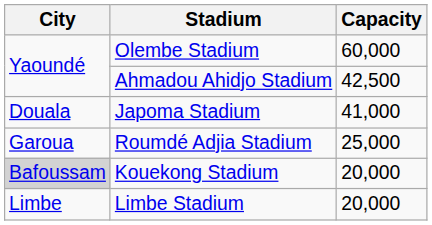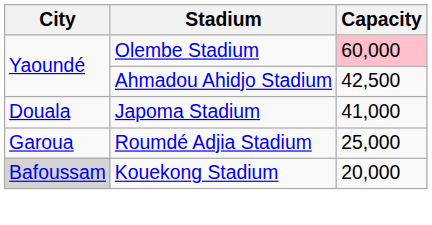(371, 50) no background -> (371, 50) pink background
- row: (179, 204)
